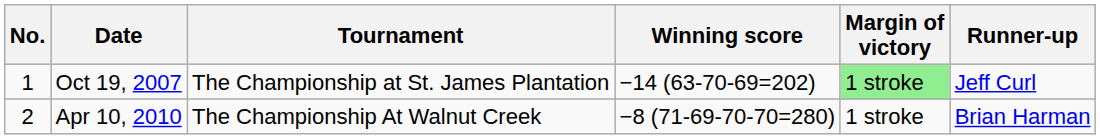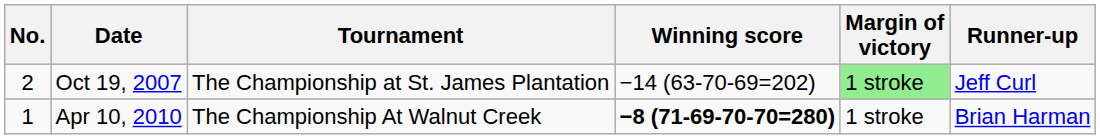(28, 82) 1 -> (28, 82) 2
(28, 117) 2 -> (28, 117) 1
(727, 117) normal -> (727, 117) bold
